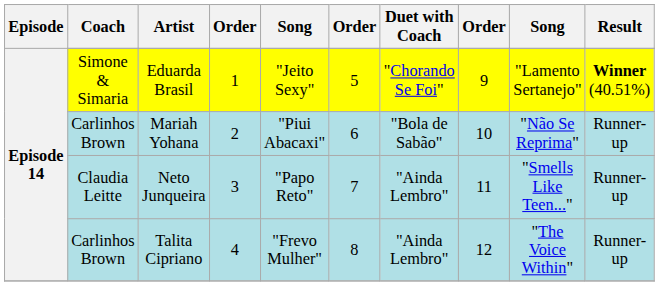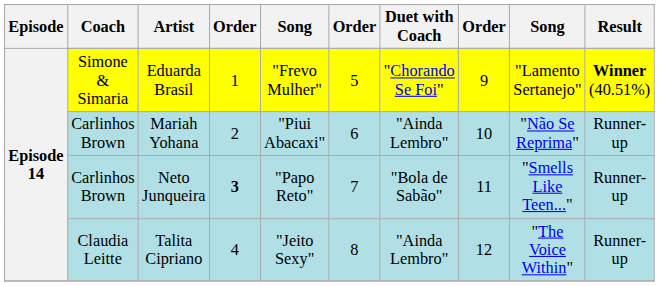(295, 80) "Jeito Sexy" -> (295, 80) "Frevo Mulher"
(419, 133) "Bola de Sabão" -> (419, 133) "Ainda Lembro"
(103, 186) Claudia Leitte -> (103, 186) Carlinhos Brown
(235, 186) normal -> (235, 186) bold
(419, 186) "Ainda Lembro" -> (419, 186) "Bola de Sabão"
(103, 249) Carlinhos Brown -> (103, 249) Claudia Leitte
(295, 249) "Frevo Mulher" -> (295, 249) "Jeito Sexy"
